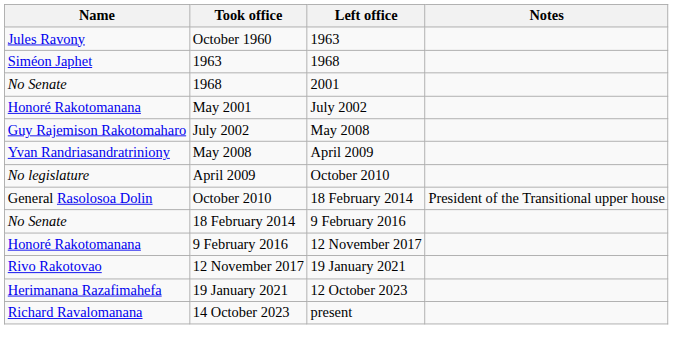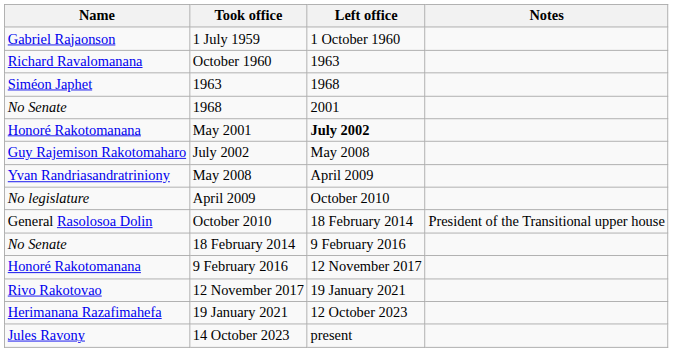+ row: (226, 38)
(46, 38) Jules Ravony -> (75, 61) Richard Ravalomanana
(339, 107) normal -> (340, 130) bold
(75, 312) Richard Ravalomanana -> (46, 335) Jules Ravony
